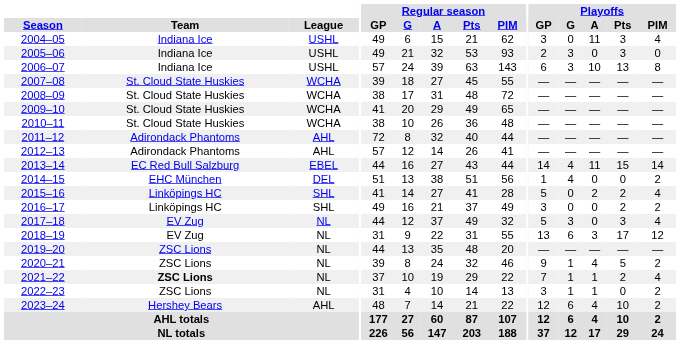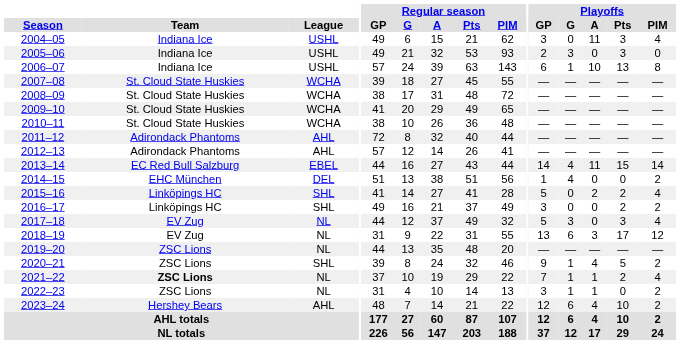(571, 67) 3 -> (571, 67) 1
(324, 263) NL -> (324, 263) SHL
